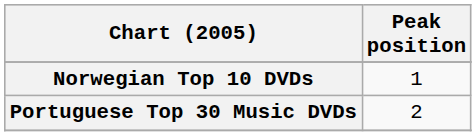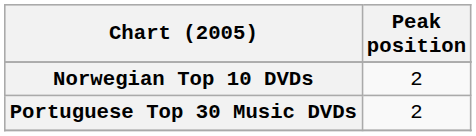(416, 79) 1 -> (416, 79) 2
